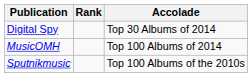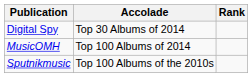columns swapped: (176, 13) <-> (89, 13)
